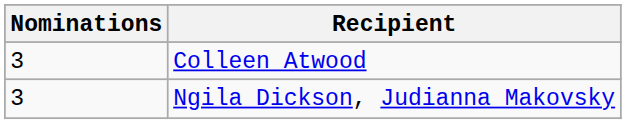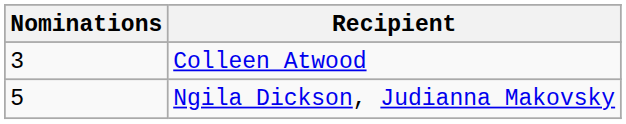(17, 99) 3 -> (17, 99) 5
